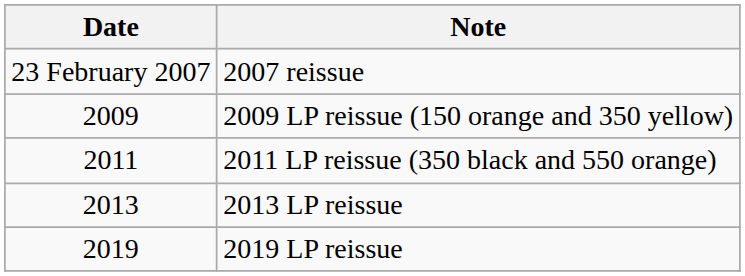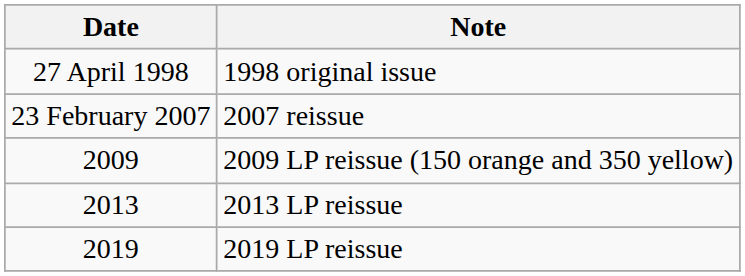+ row: (330, 71)
- row: (470, 159)
